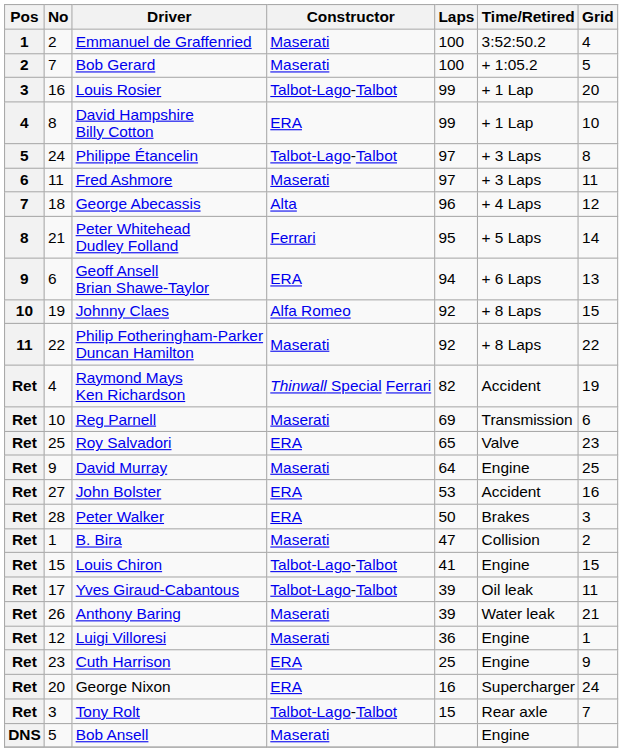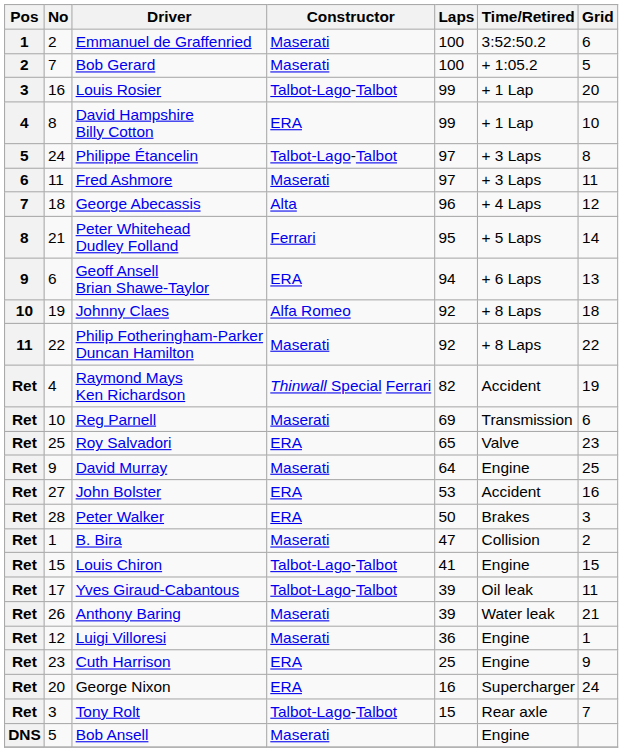(586, 41) 4 -> (586, 41) 6
(591, 312) 15 -> (591, 312) 18
